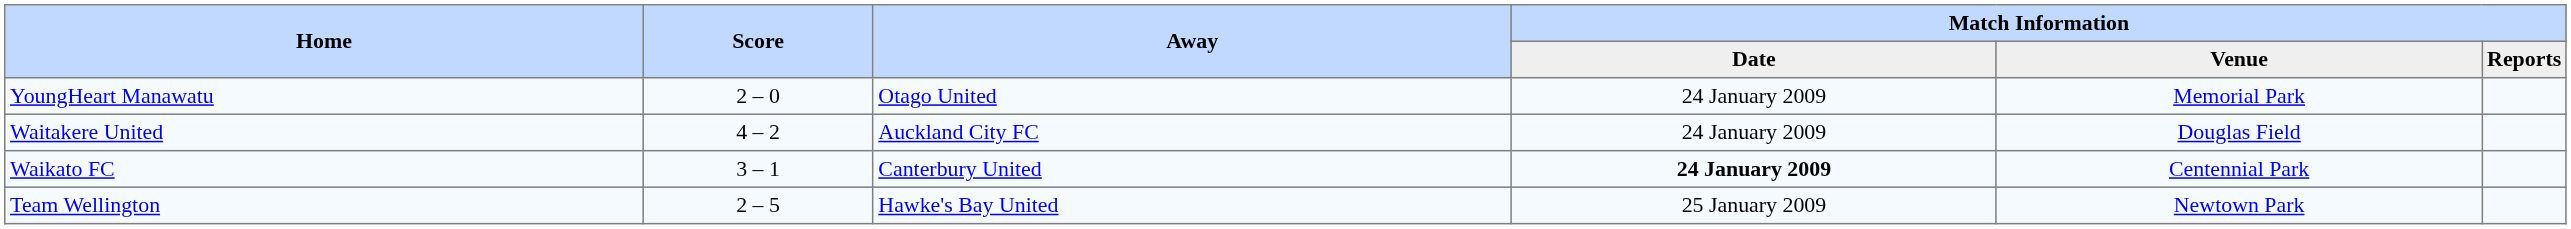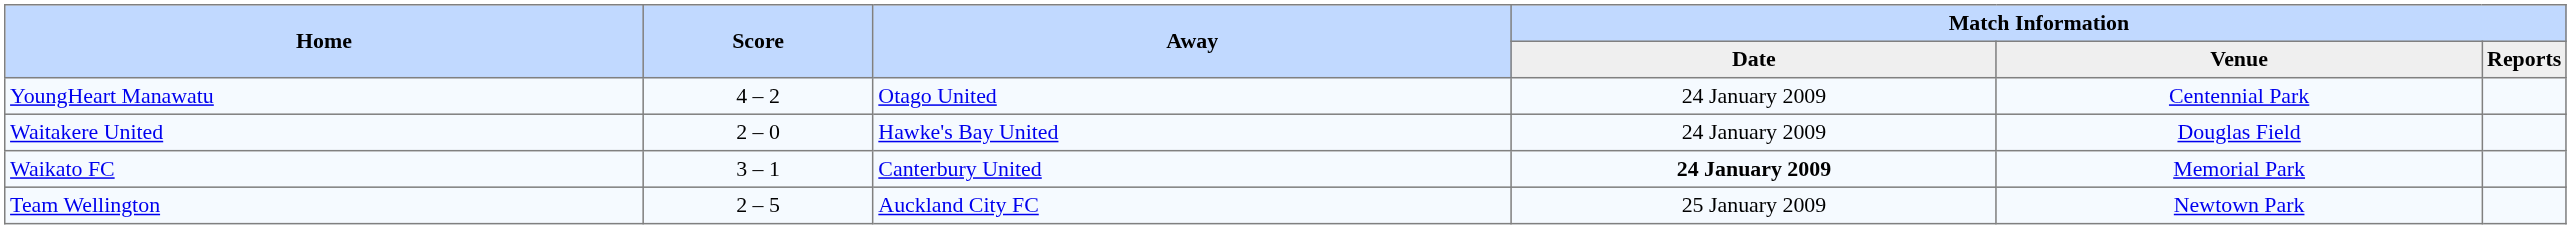(758, 95) 2 – 0 -> (758, 95) 4 – 2
(2239, 95) Memorial Park -> (2239, 95) Centennial Park
(758, 132) 4 – 2 -> (758, 132) 2 – 0
(959, 132) Auckland City FC -> (968, 132) Hawke's Bay United
(2239, 168) Centennial Park -> (2239, 168) Memorial Park
(968, 205) Hawke's Bay United -> (959, 205) Auckland City FC
